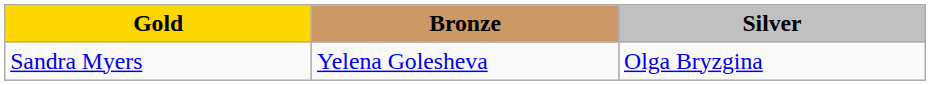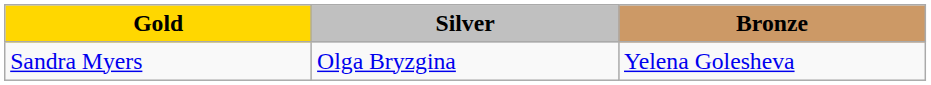columns swapped: (772, 23) <-> (465, 23)
